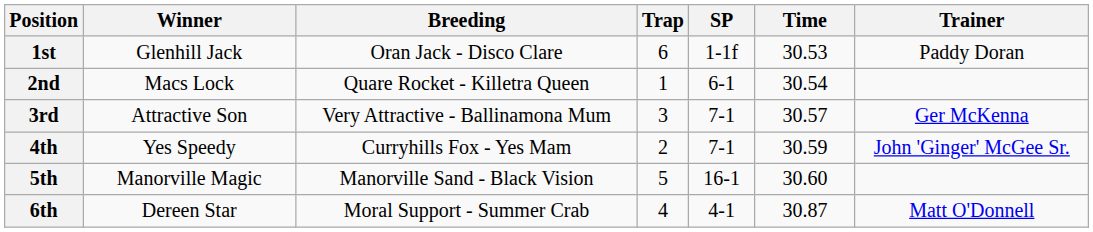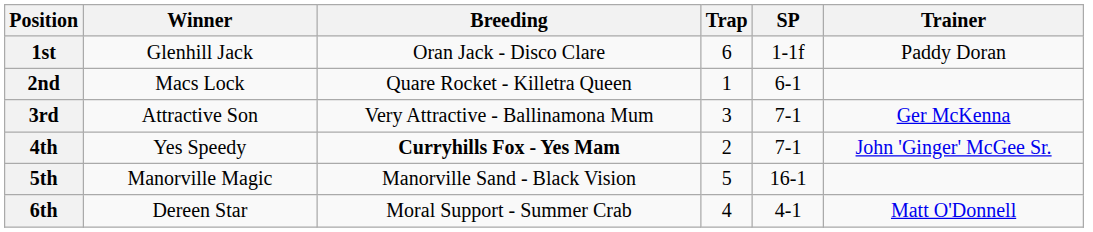- column: (805, 20)
(467, 147) normal -> (509, 147) bold
